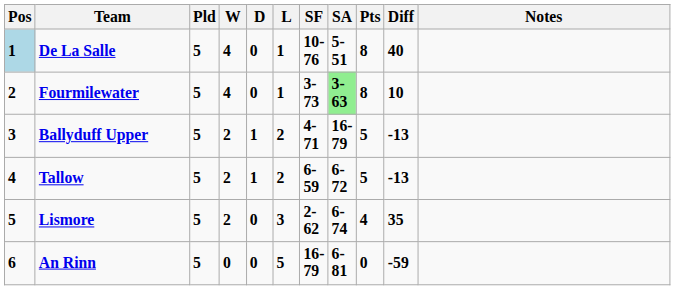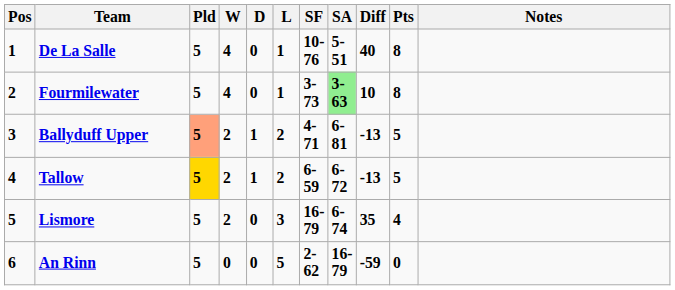columns swapped: (401, 16) <-> (370, 16)
(12, 50) lightblue background -> (12, 50) no background
(197, 135) no background -> (197, 135) lightsalmon background
(342, 135) 16-79 -> (339, 135) 6-81
(197, 178) no background -> (197, 178) gold background
(311, 220) 2-62 -> (314, 220) 16-79
(314, 263) 16-79 -> (311, 263) 2-62
(339, 263) 6-81 -> (342, 263) 16-79
